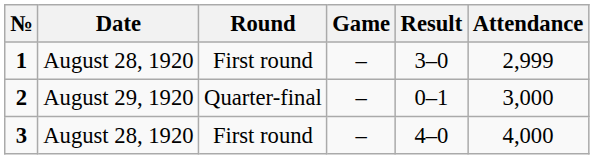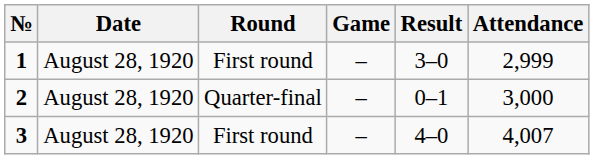(118, 98) August 29, 1920 -> (118, 98) August 28, 1920
(528, 135) 4,000 -> (528, 135) 4,007
